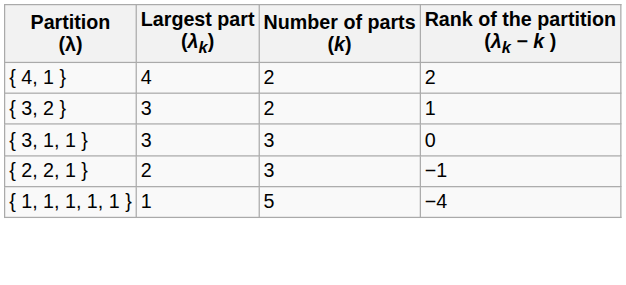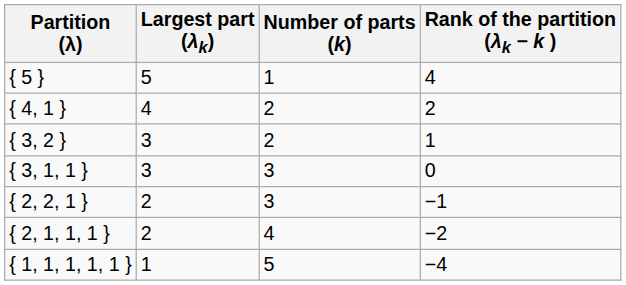+ row: (27, 77)
+ row: (59, 233)
